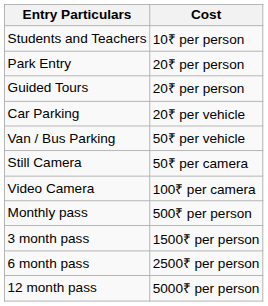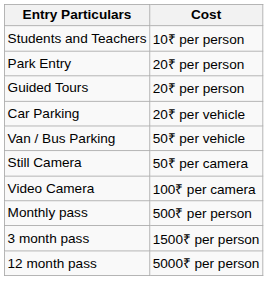- row: (48, 263)
